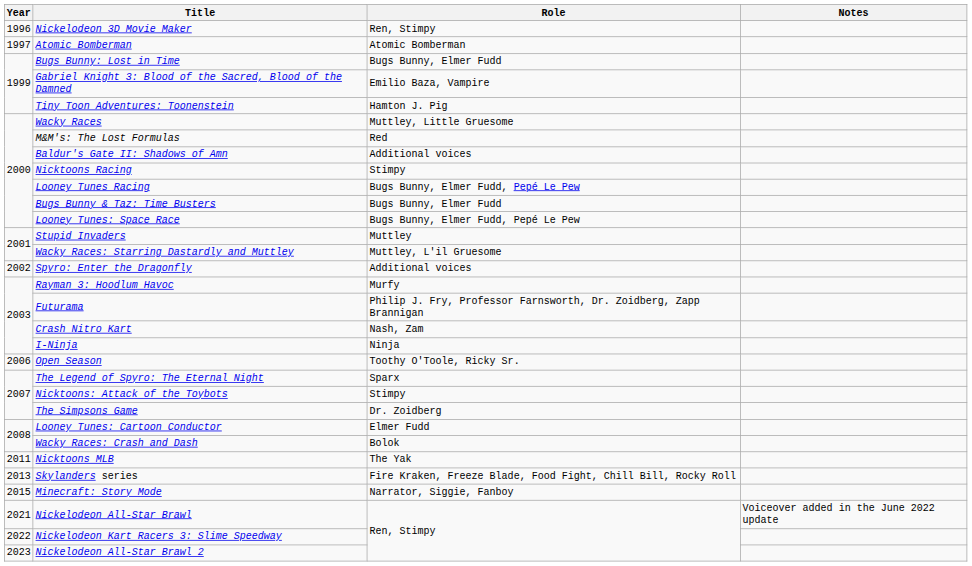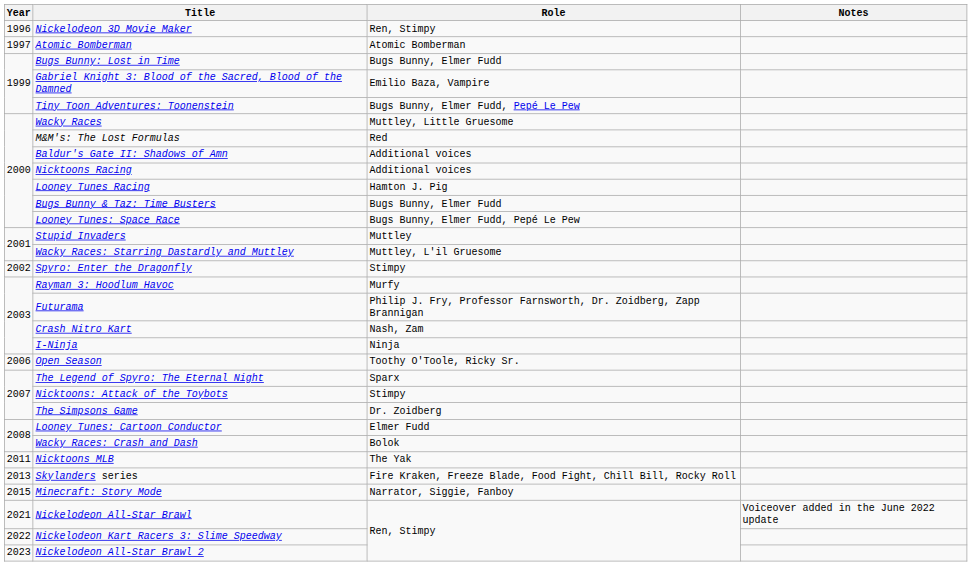(409, 106) Hamton J. Pig -> (475, 106) Bugs Bunny, Elmer Fudd, Pepé Le Pew
(387, 171) Stimpy -> (421, 171) Additional voices
(475, 187) Bugs Bunny, Elmer Fudd, Pepé Le Pew -> (409, 187) Hamton J. Pig
(421, 269) Additional voices -> (387, 269) Stimpy
